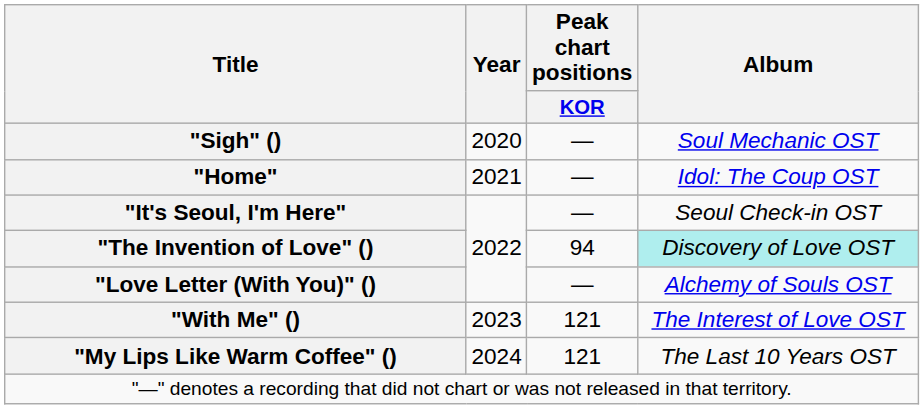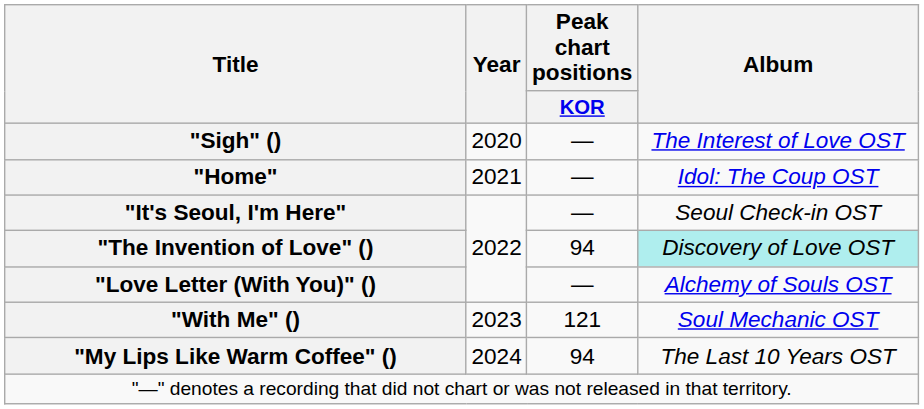(778, 141) Soul Mechanic OST -> (778, 141) The Interest of Love OST
(778, 319) The Interest of Love OST -> (778, 319) Soul Mechanic OST
(582, 355) 121 -> (582, 355) 94
